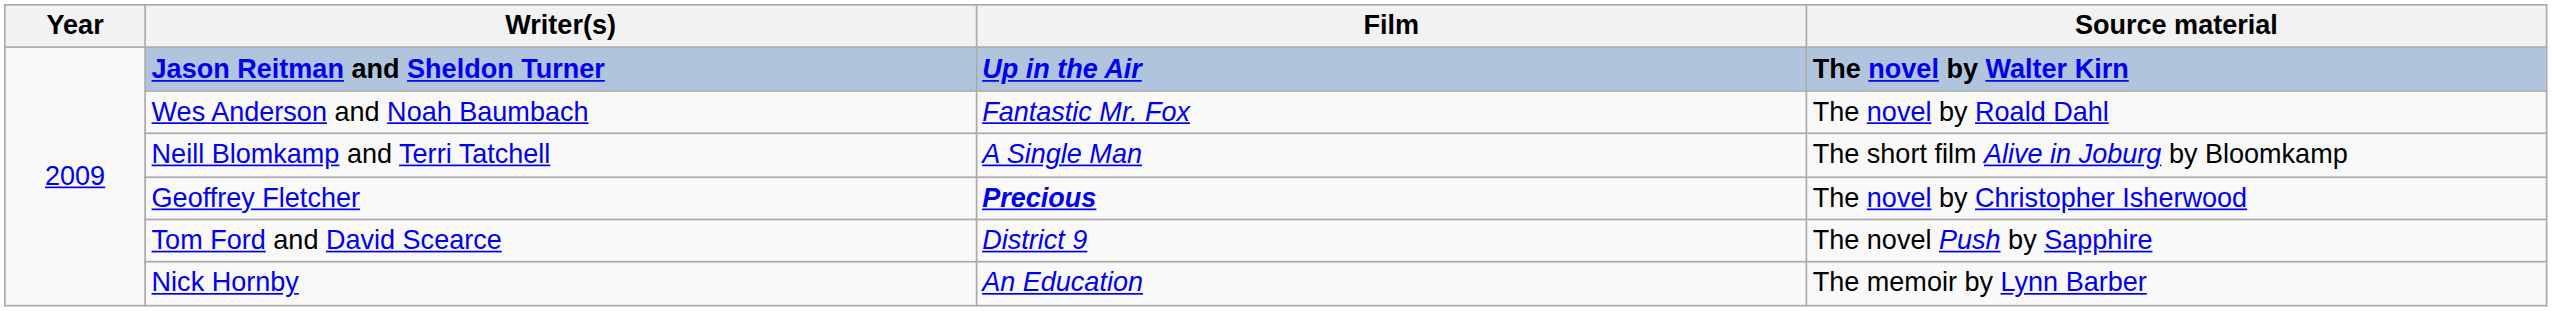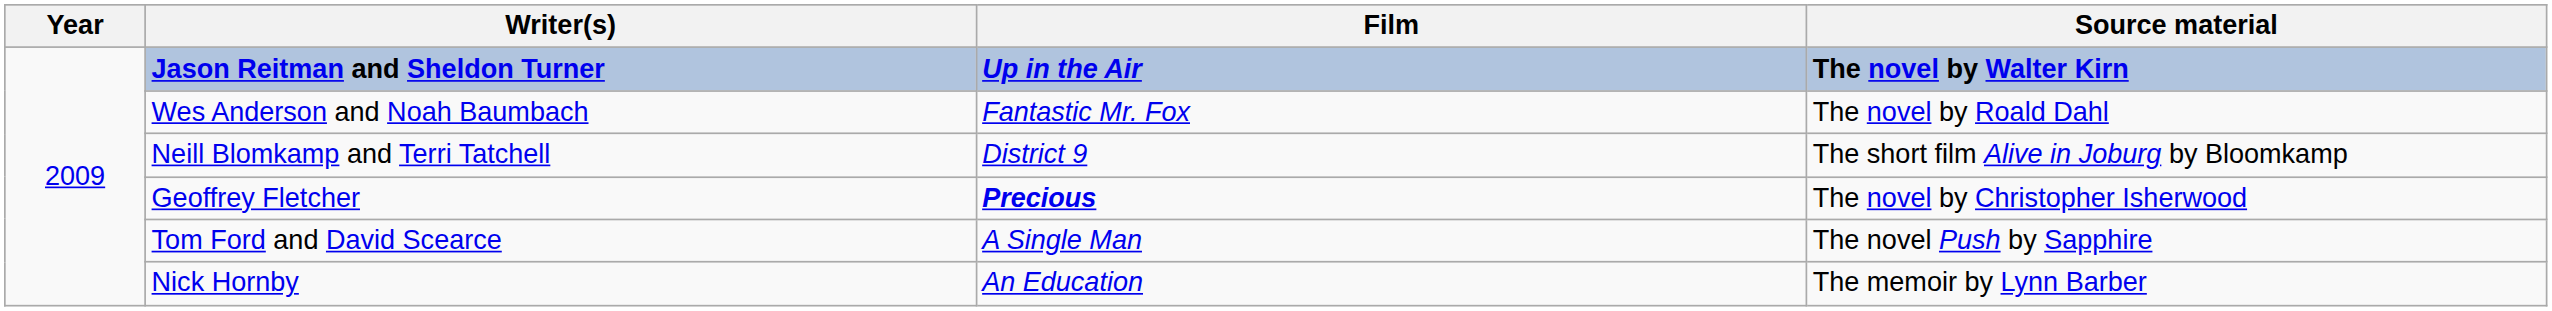(1062, 154) A Single Man -> (1035, 154) District 9
(1035, 240) District 9 -> (1062, 240) A Single Man
